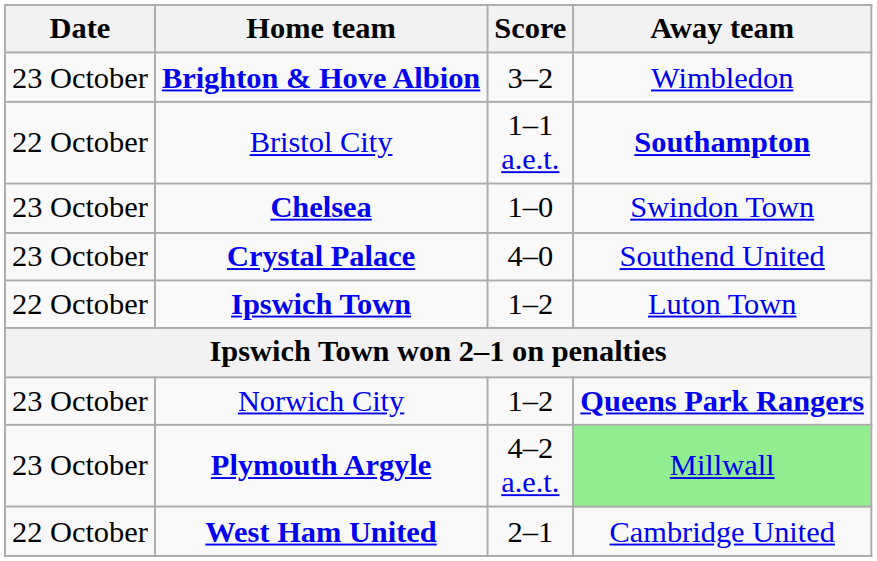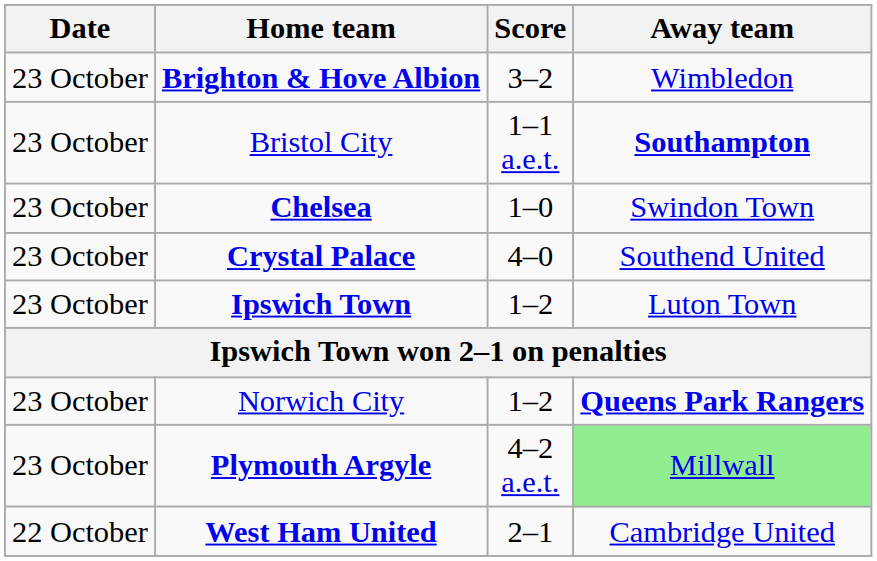(80, 142) 22 October -> (80, 142) 23 October
(80, 303) 22 October -> (80, 303) 23 October
